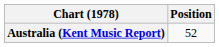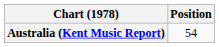(191, 33) 52 -> (191, 33) 54
